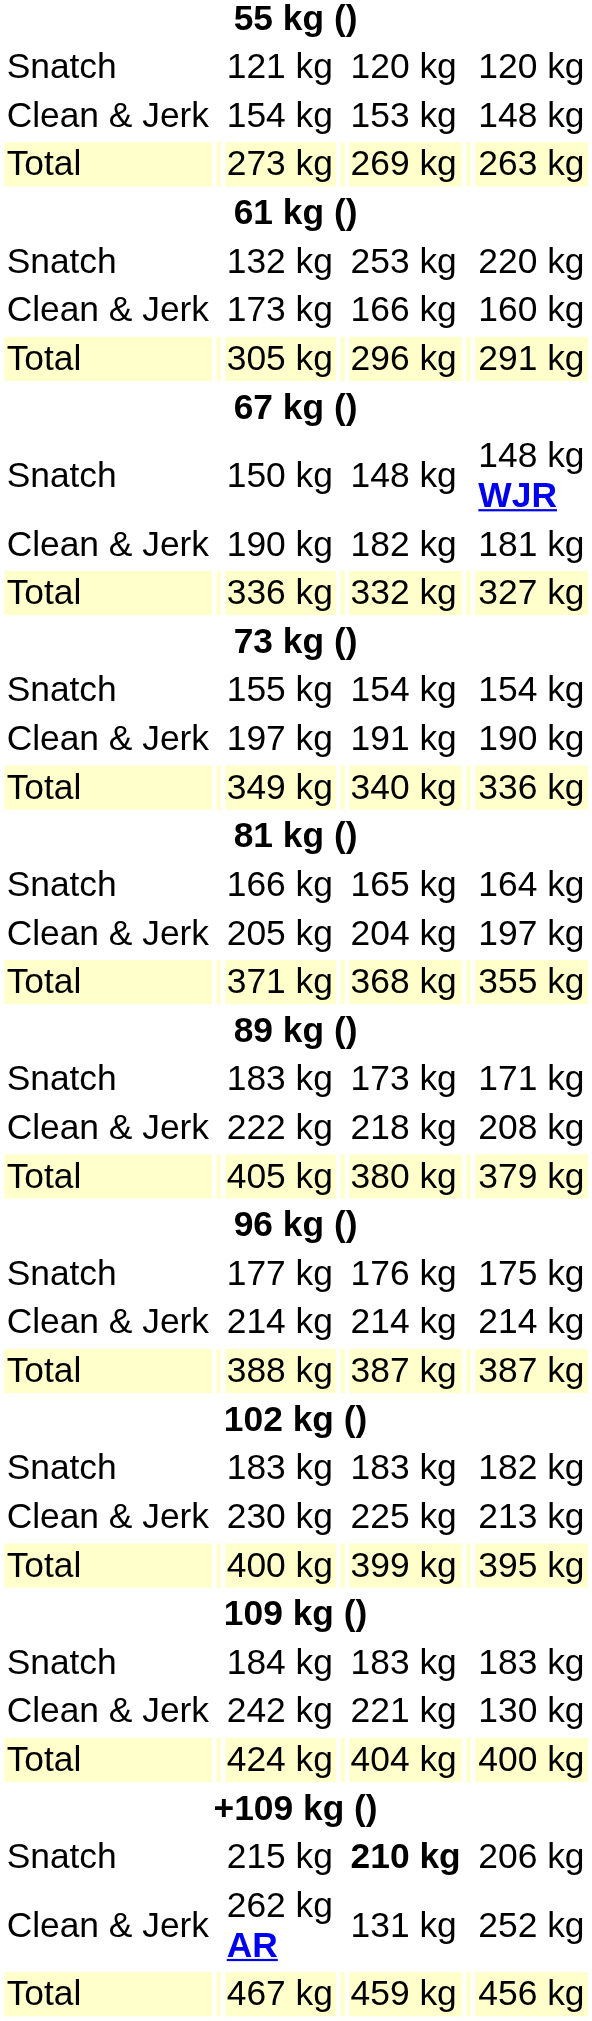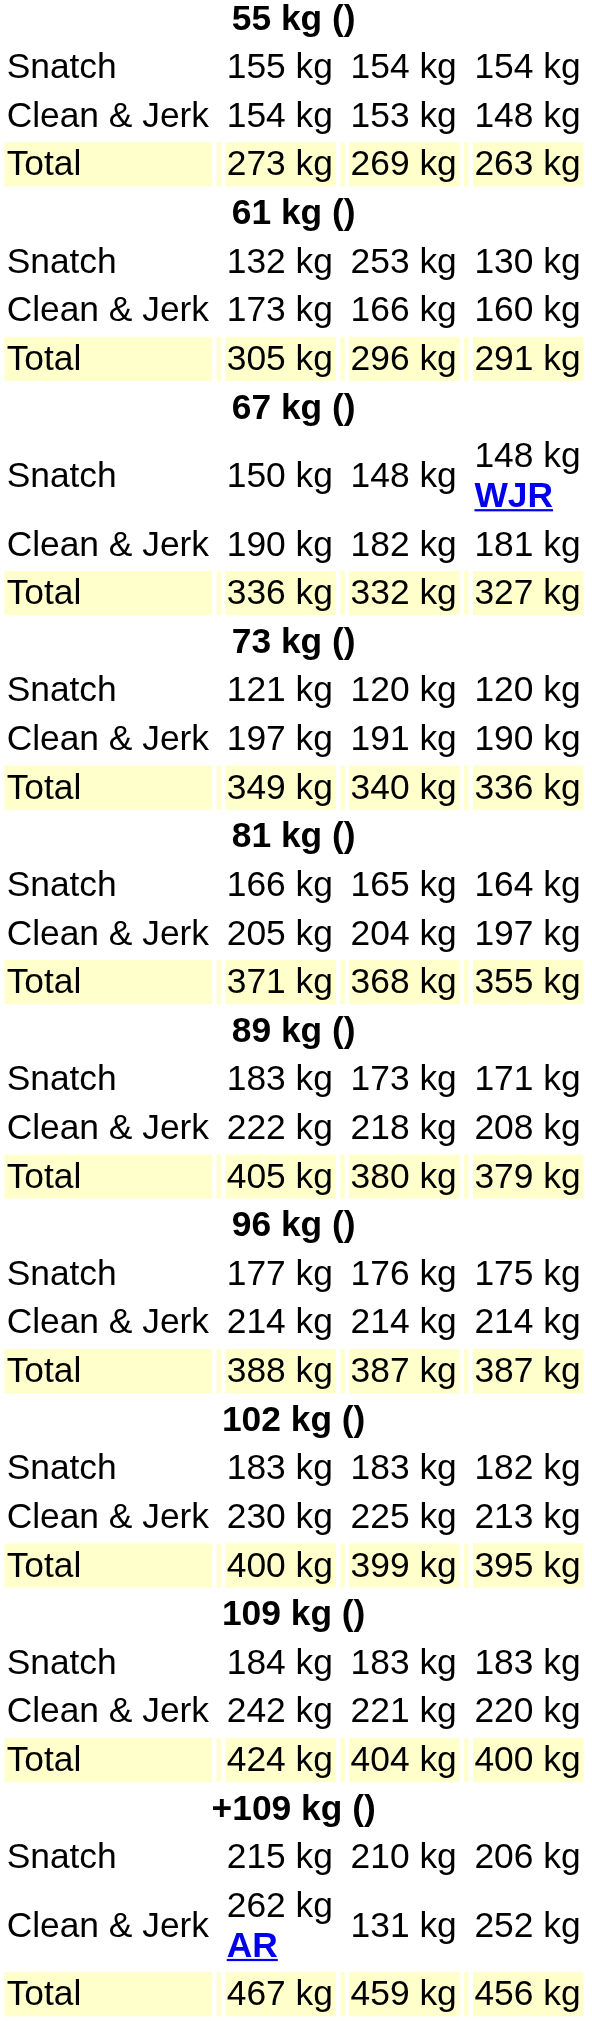rows swapped: (62, 66) <-> (62, 689)
(531, 261) 220 kg -> (528, 261) 130 kg
(531, 1710) 130 kg -> (528, 1710) 220 kg
(406, 1856) bold -> (404, 1856) normal
